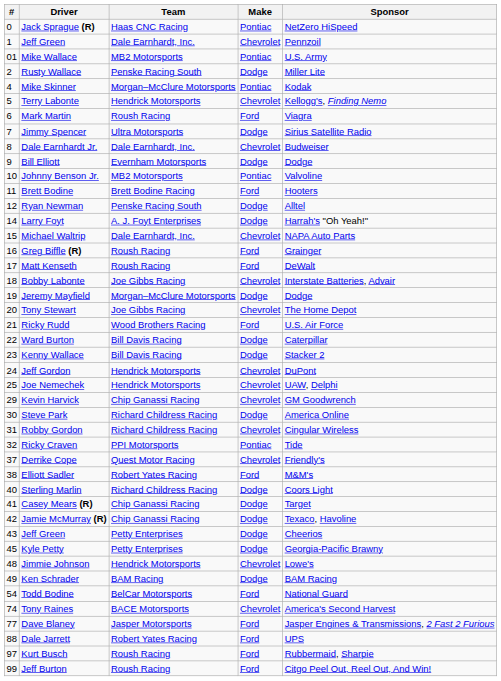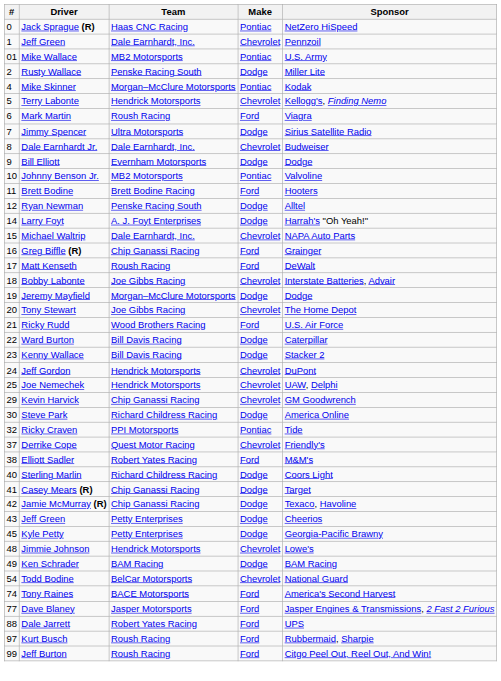(141, 251) Roush Racing -> (155, 251) Chip Ganassi Racing
- row: (12, 430)
(250, 594) Ford -> (260, 579) Chevrolet
(260, 609) Chevrolet -> (250, 594) Ford
